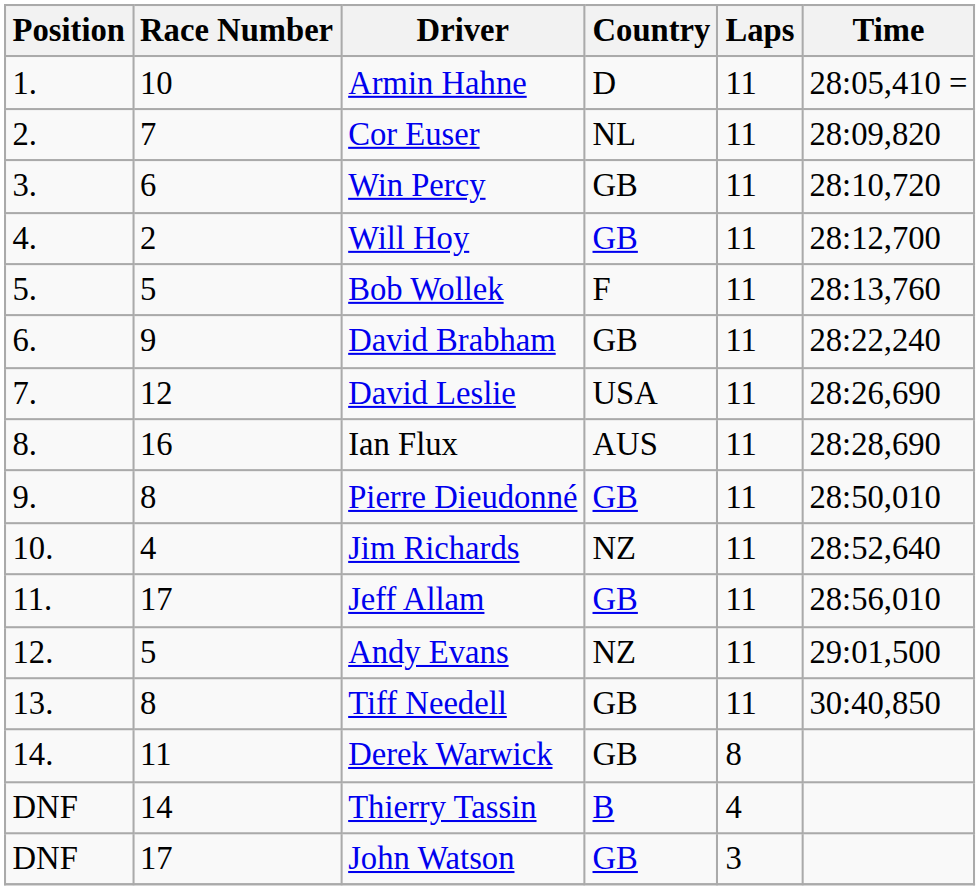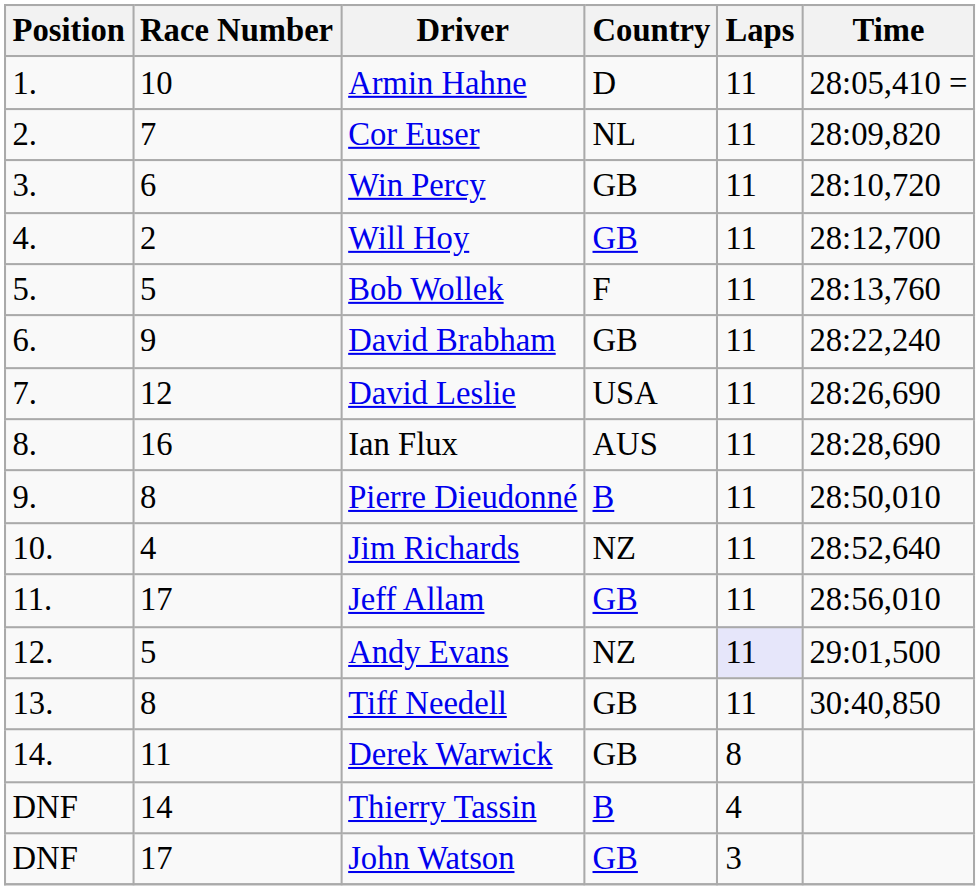(615, 496) GB -> (603, 496) B
(741, 651) no background -> (741, 651) lavender background
